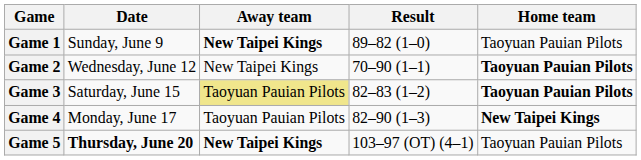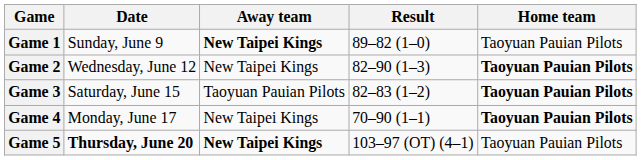(391, 67) 70–90 (1–1) -> (391, 67) 82–90 (1–3)
(274, 92) khaki background -> (274, 92) no background
(274, 117) Taoyuan Pauian Pilots -> (261, 117) New Taipei Kings
(391, 117) 82–90 (1–3) -> (391, 117) 70–90 (1–1)
(540, 117) New Taipei Kings -> (557, 117) Taoyuan Pauian Pilots
